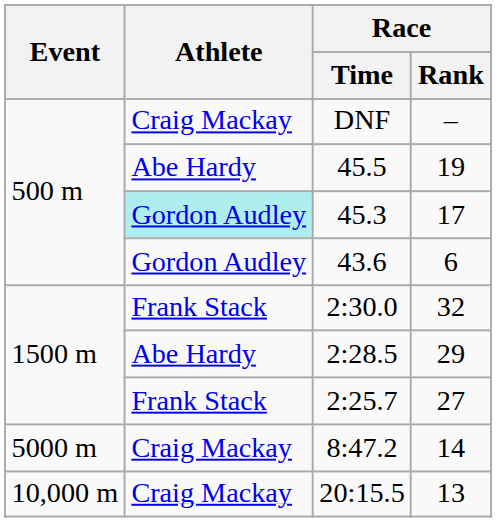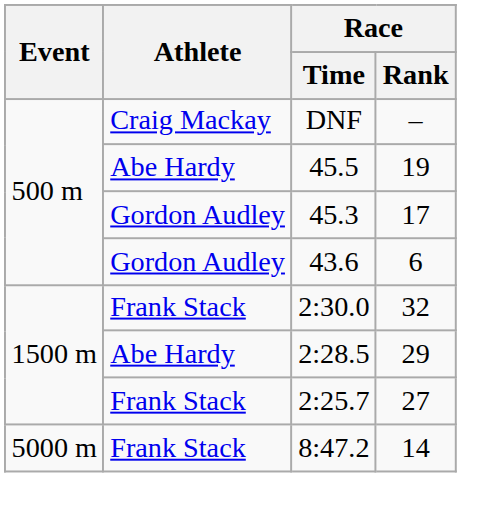(219, 214) paleturquoise background -> (198, 214) no background
(212, 447) Craig Mackay -> (178, 447) Frank Stack
- row: (362, 493)
